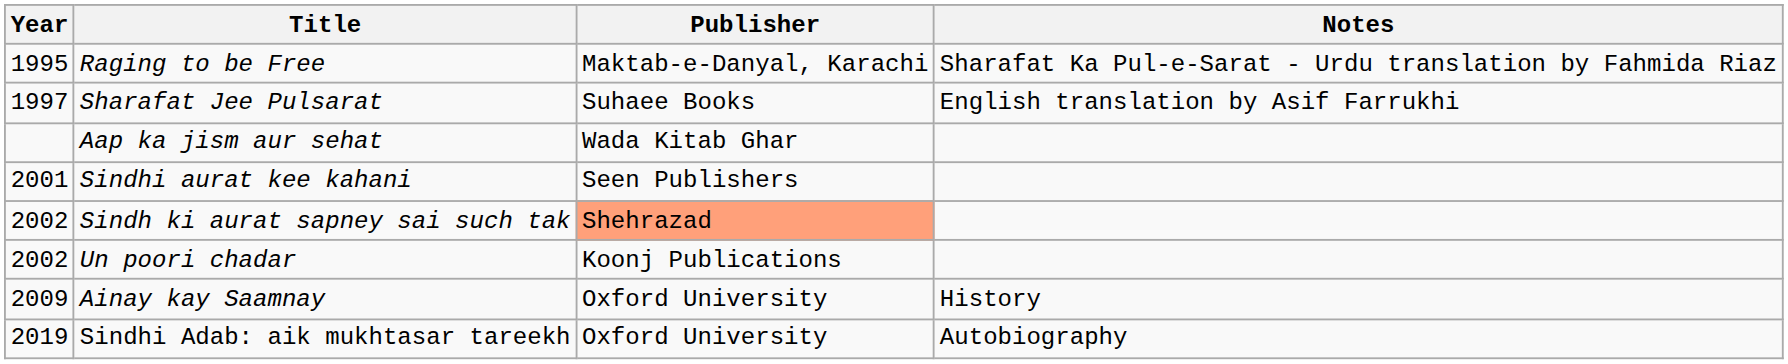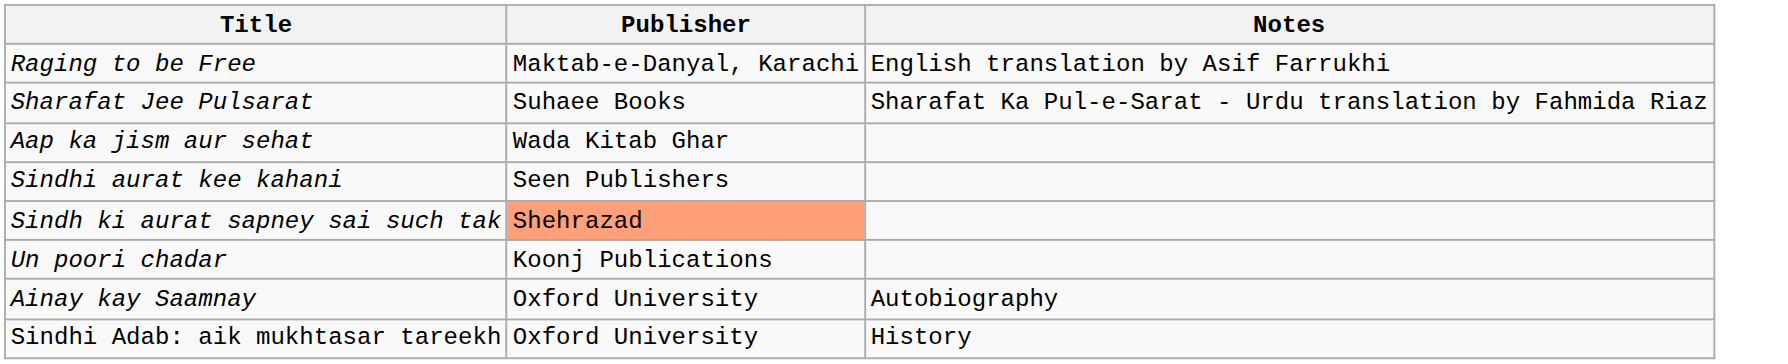- column: (40, 25)
(1358, 64) Sharafat Ka Pul-e-Sarat - Urdu translation by Fahmida Riaz -> (1130, 64) English translation by Asif Farrukhi
(1200, 103) English translation by Asif Farrukhi -> (1289, 103) Sharafat Ka Pul-e-Sarat - Urdu translation by Fahmida Riaz
(990, 299) History -> (964, 299) Autobiography
(1034, 338) Autobiography -> (921, 338) History
